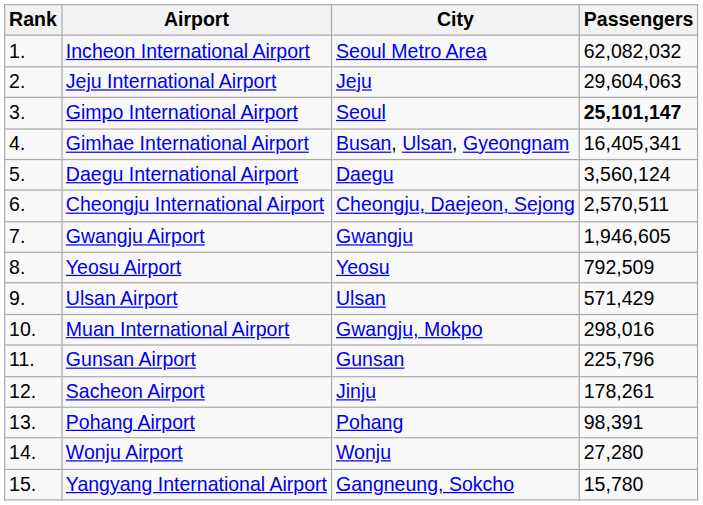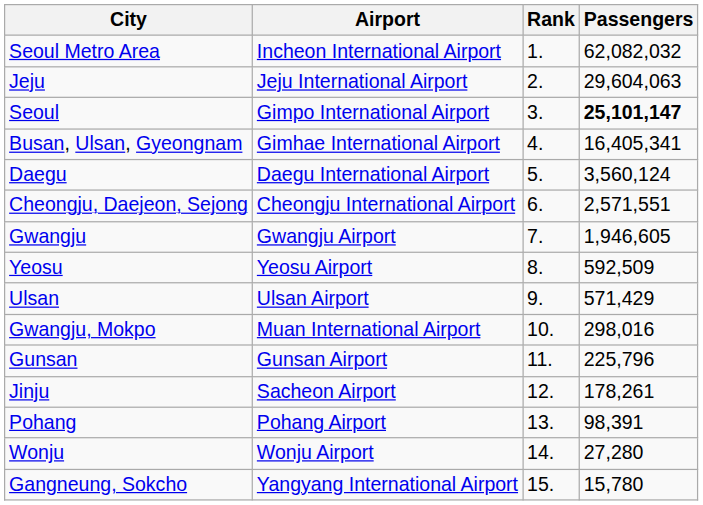columns swapped: (33, 19) <-> (455, 19)
(626, 205) 2,570,511 -> (627, 205) 2,571,551
(619, 267) 792,509 -> (619, 267) 592,509
